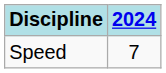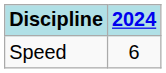(134, 51) 7 -> (134, 51) 6
